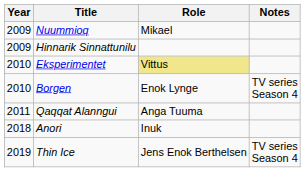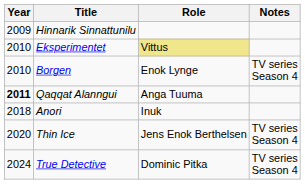- row: (62, 30)
(19, 111) normal -> (19, 94) bold
(19, 152) 2019 -> (19, 135) 2020
+ row: (71, 164)
